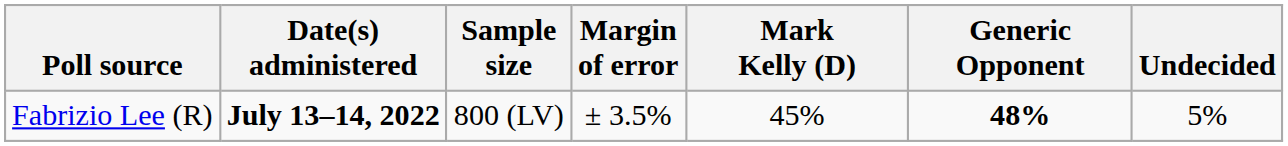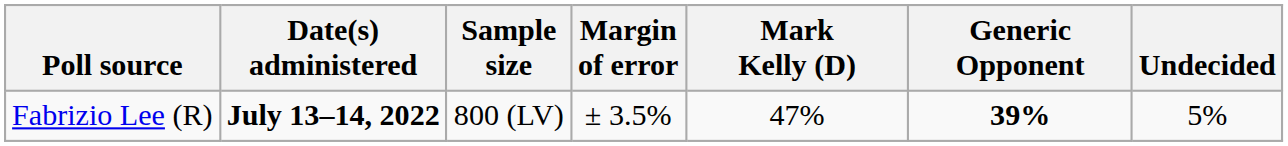(797, 114) 45% -> (797, 114) 47%
(1020, 114) 48% -> (1020, 114) 39%
